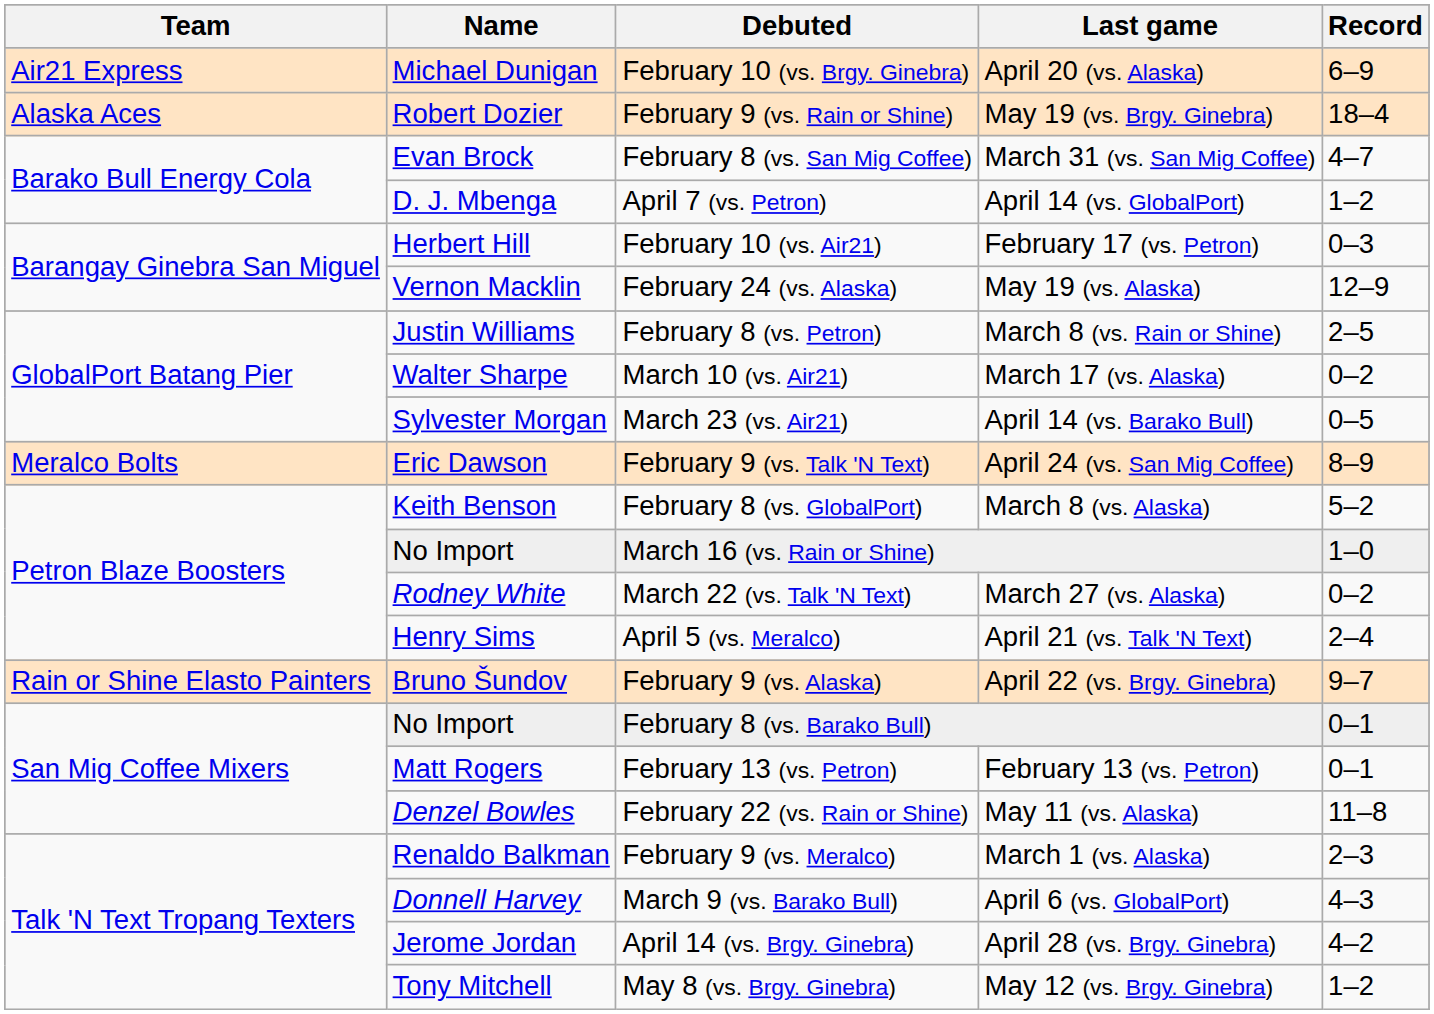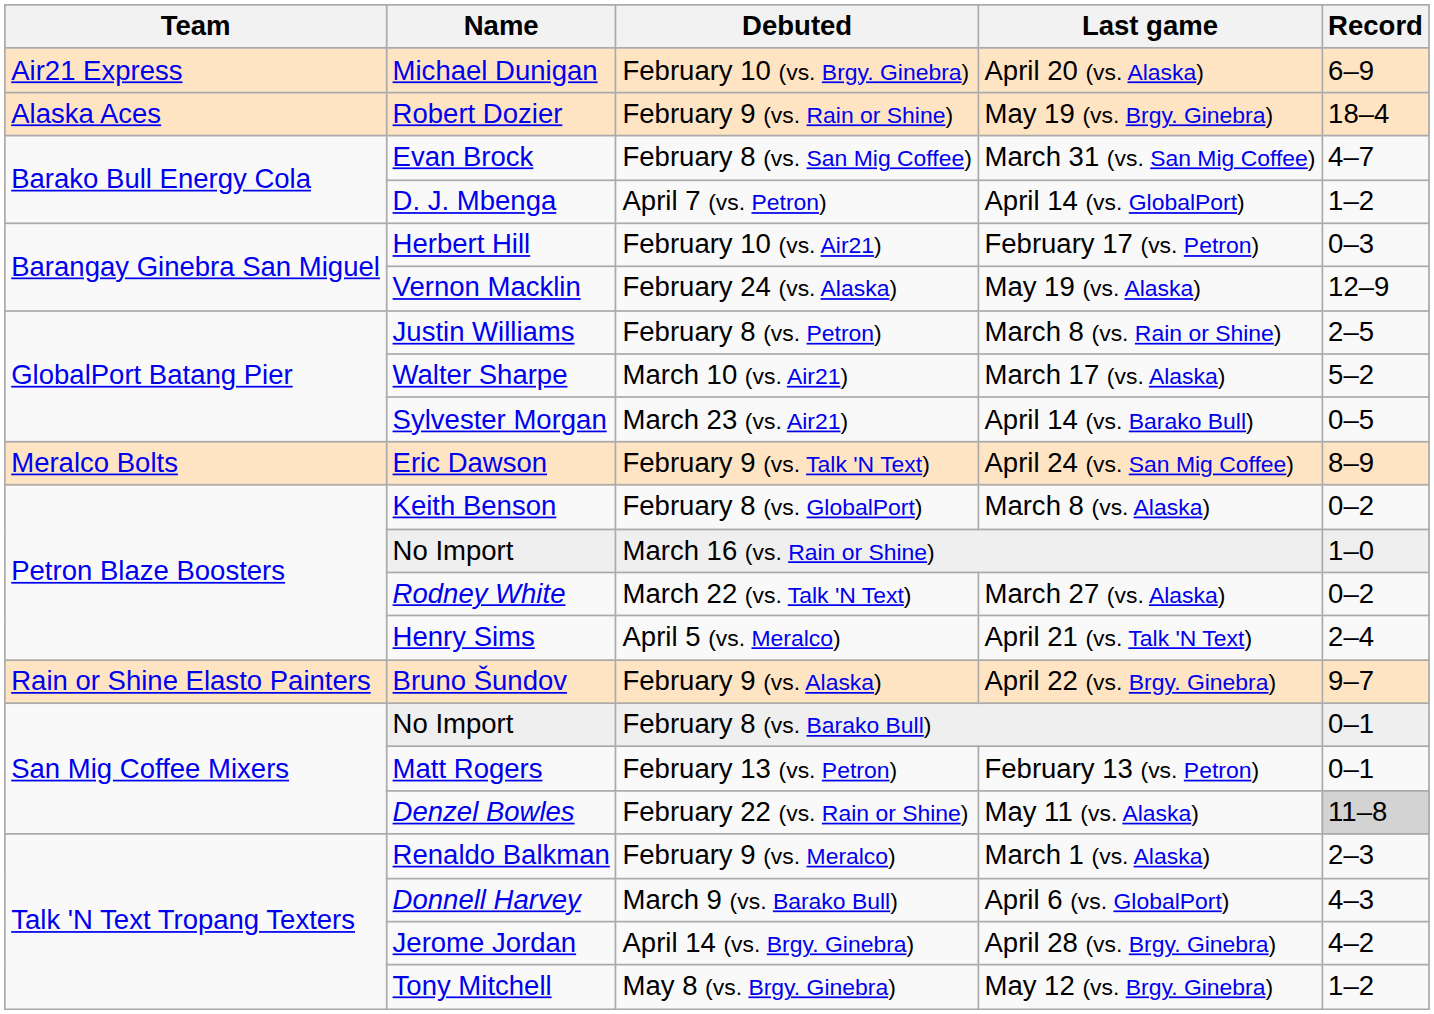(1351, 375) 0–2 -> (1351, 375) 5–2
(1351, 506) 5–2 -> (1351, 506) 0–2
(1358, 811) no background -> (1358, 811) lightgrey background
